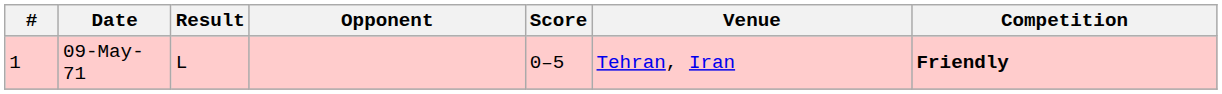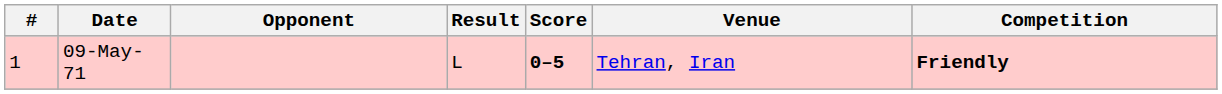columns swapped: (387, 20) <-> (210, 20)
(547, 63) normal -> (547, 63) bold
